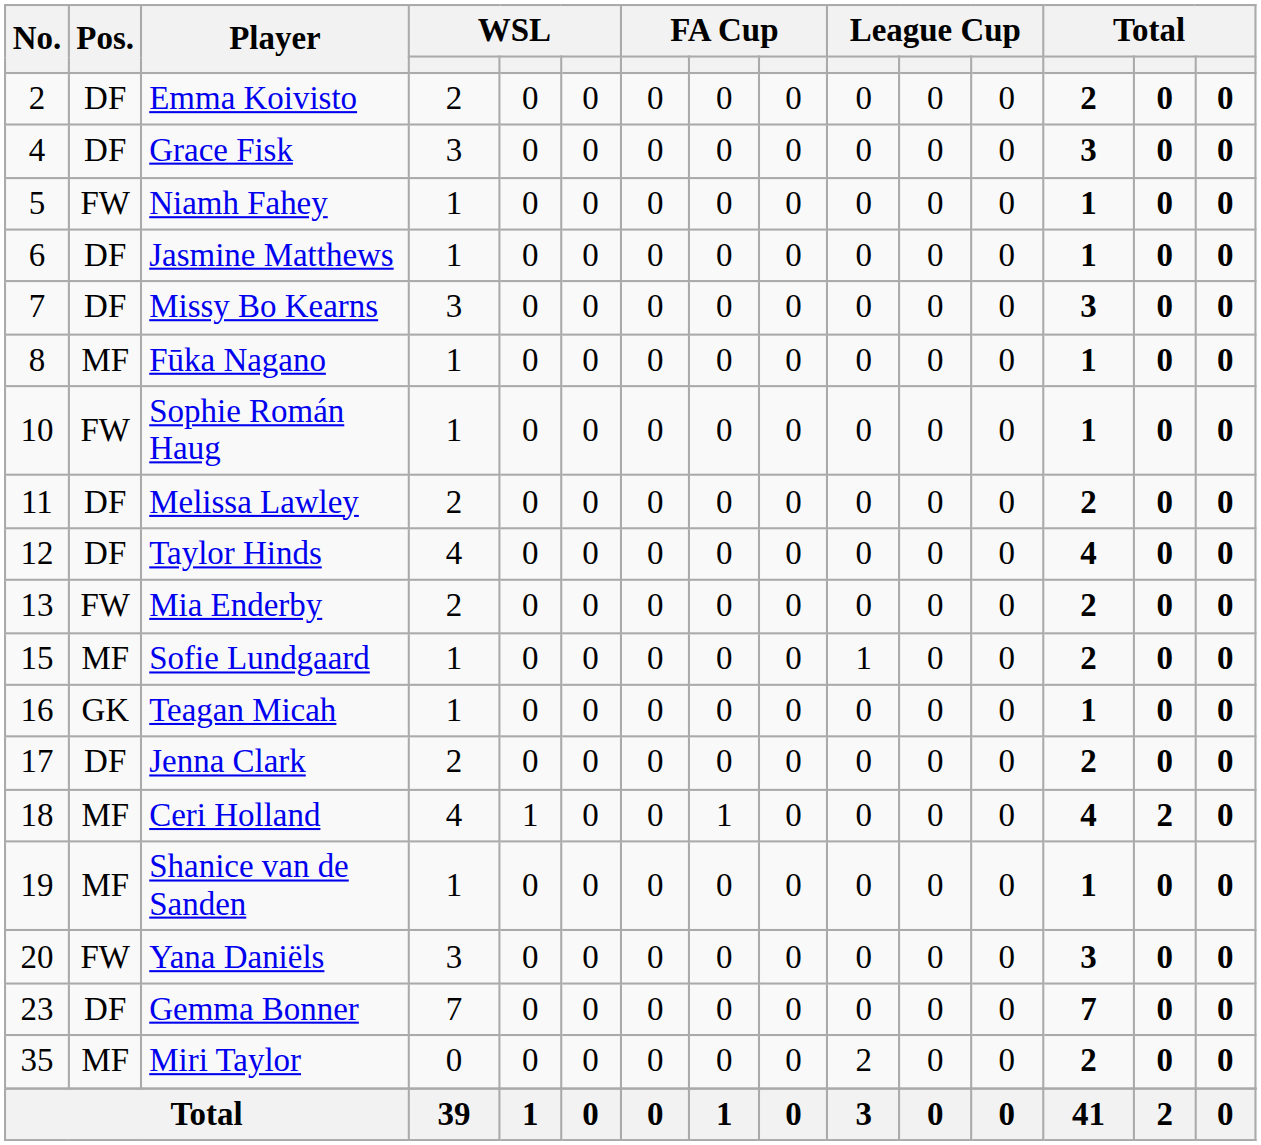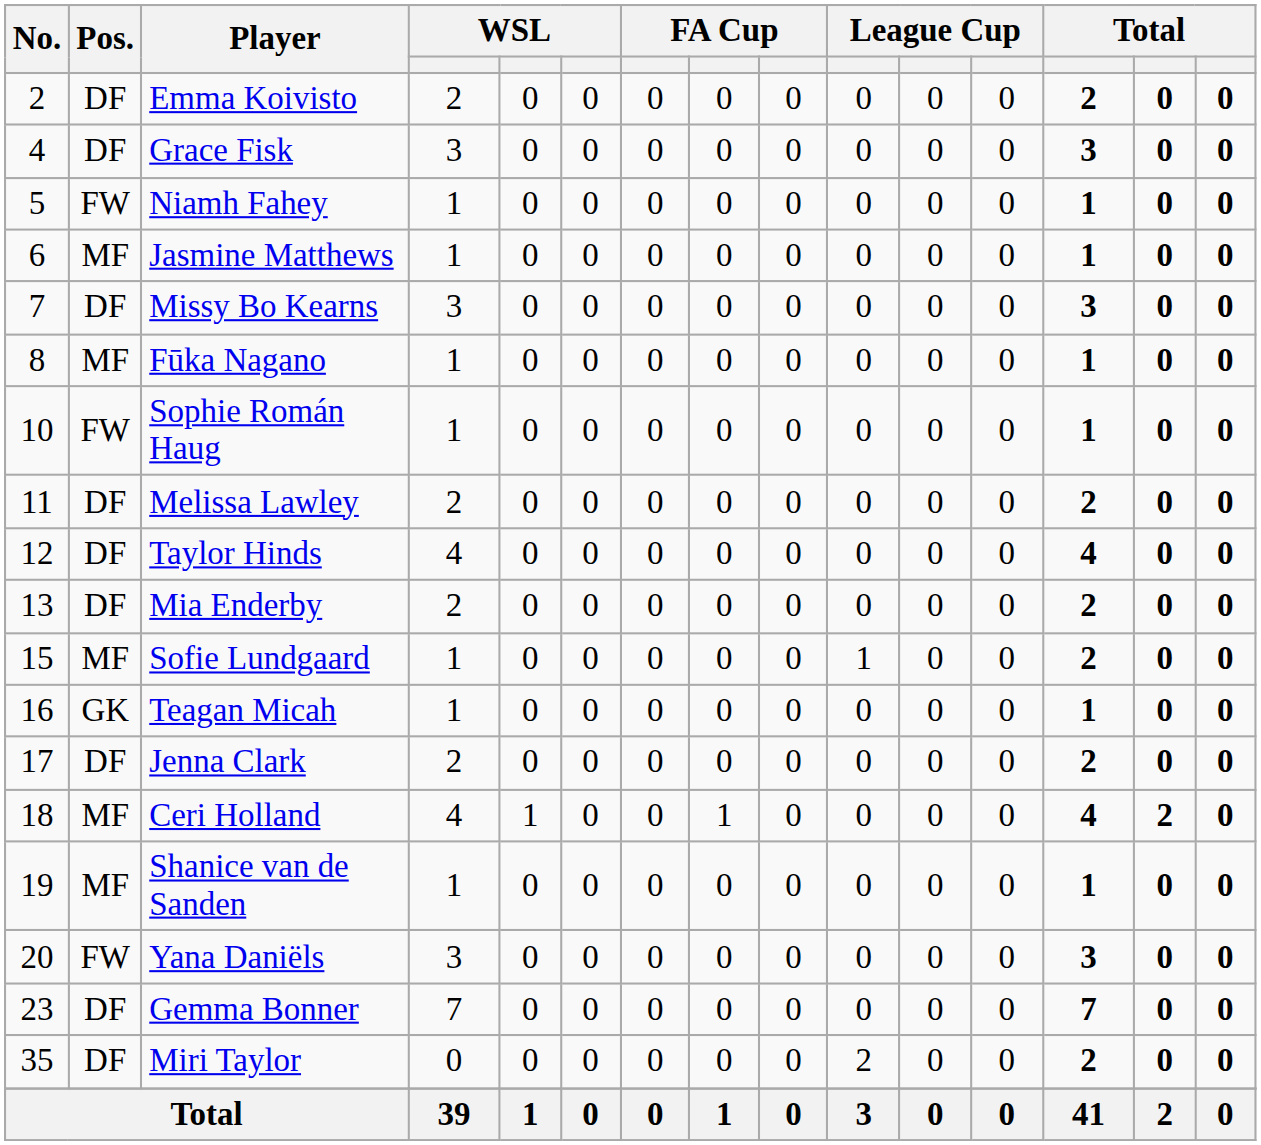(105, 254) DF -> (105, 254) MF
(105, 605) FW -> (105, 605) DF
(105, 1060) MF -> (105, 1060) DF
